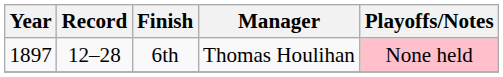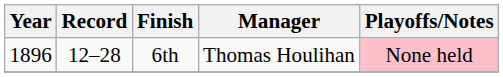(31, 54) 1897 -> (31, 54) 1896
